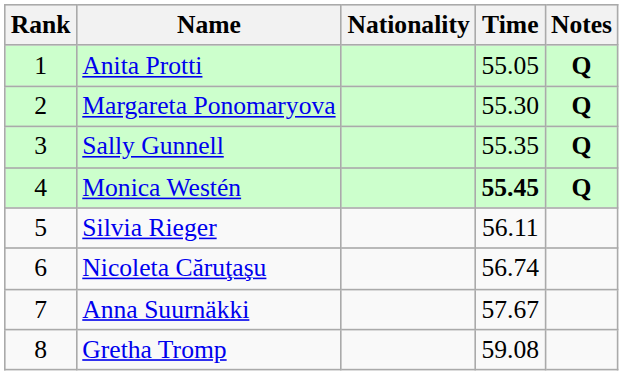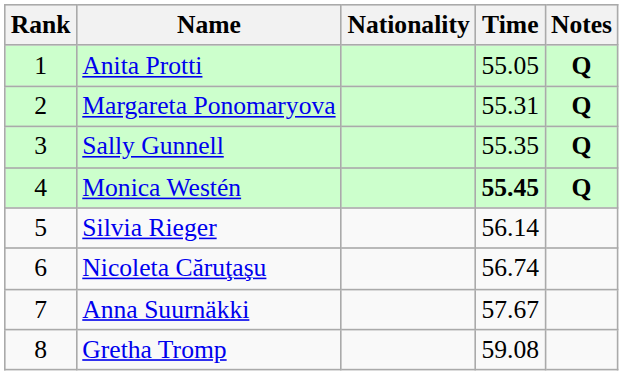(510, 106) 55.30 -> (510, 106) 55.31
(510, 227) 56.11 -> (510, 227) 56.14
